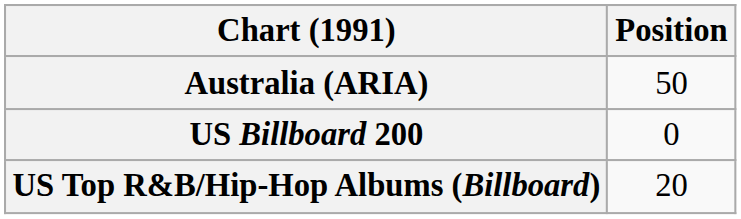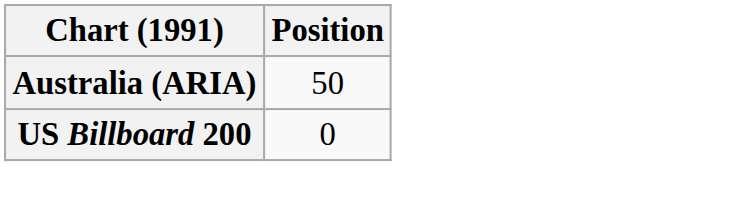- row: (306, 185)
